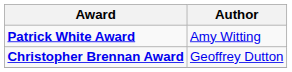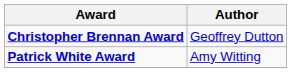rows swapped: (96, 57) <-> (71, 36)
